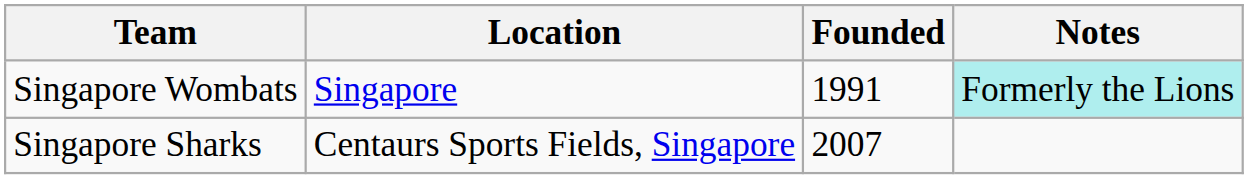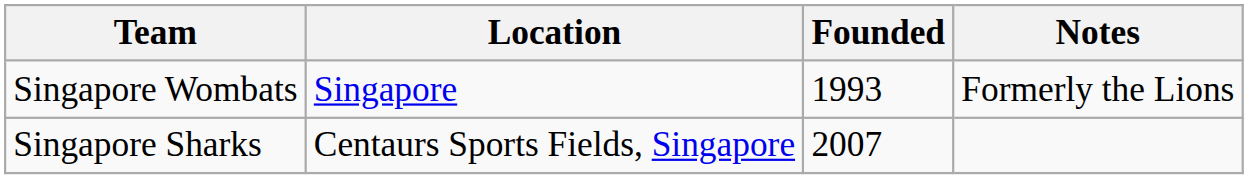(847, 88) 1991 -> (847, 88) 1993
(1098, 88) paleturquoise background -> (1098, 88) no background
